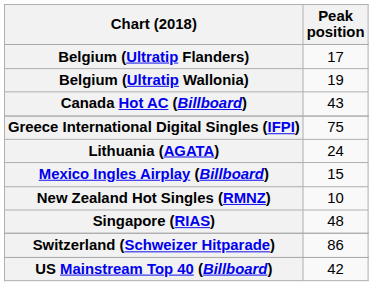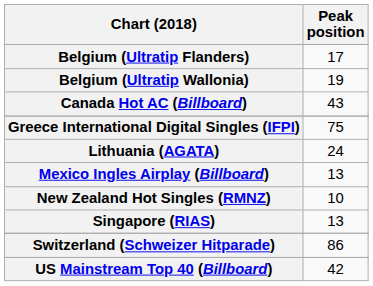(336, 174) 15 -> (336, 174) 13
(336, 221) 48 -> (336, 221) 13
